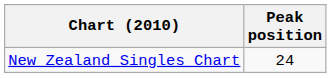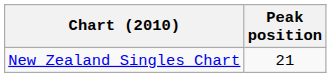(285, 60) 24 -> (285, 60) 21
